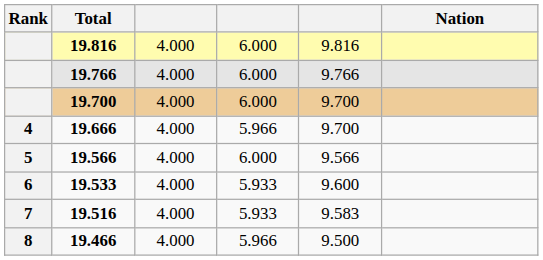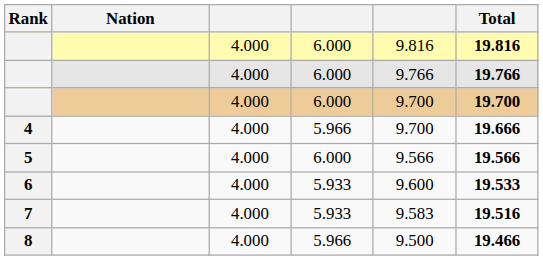columns swapped: (460, 18) <-> (93, 18)
